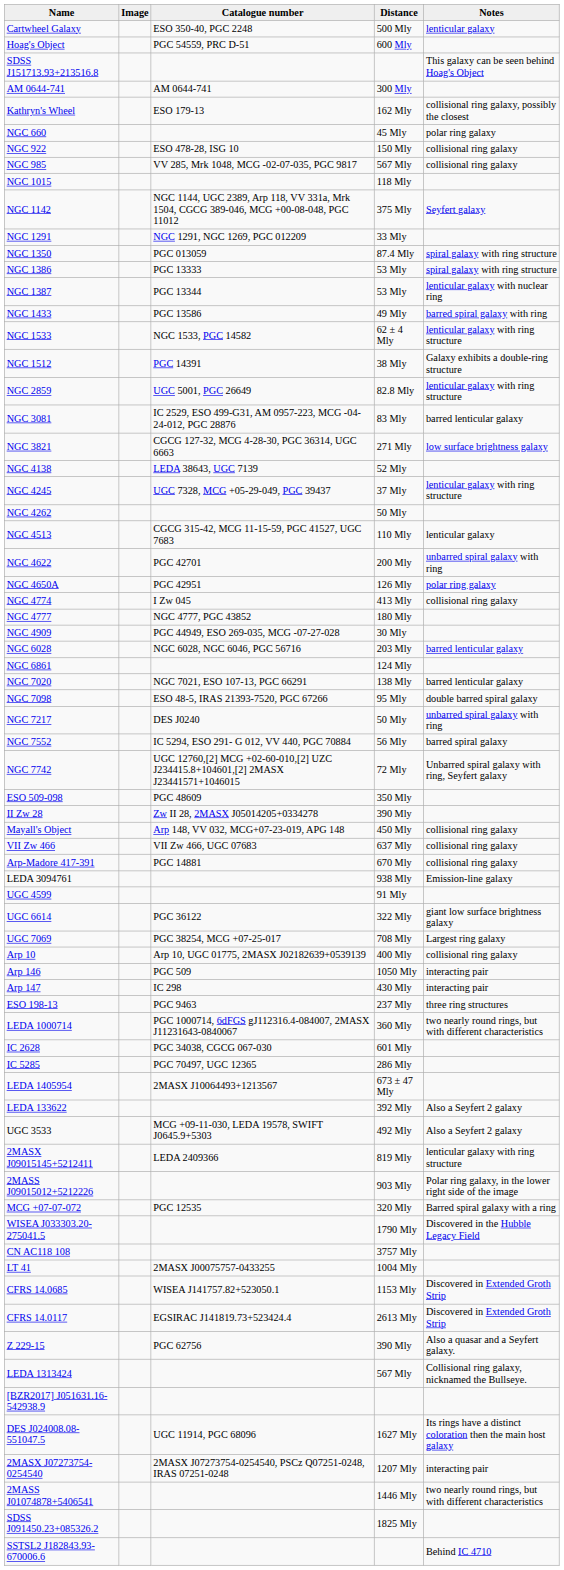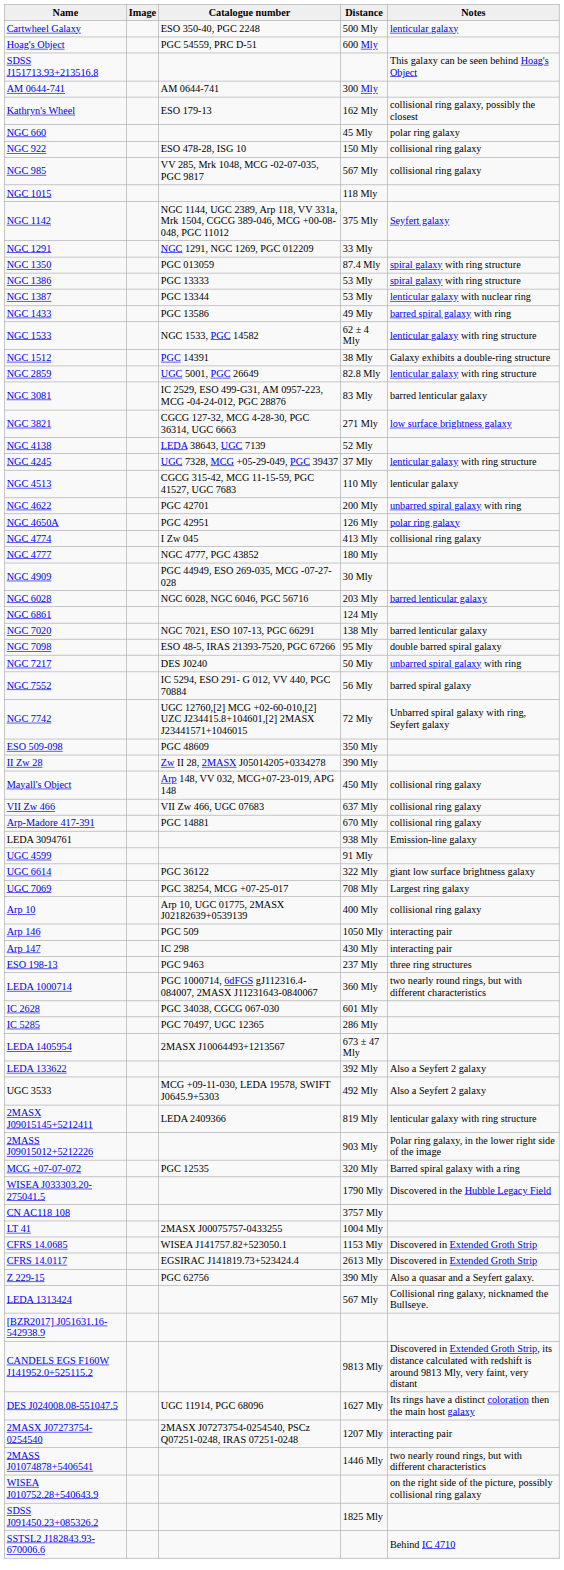- row: (29, 512)
+ row: (58, 1366)
+ row: (53, 1489)
